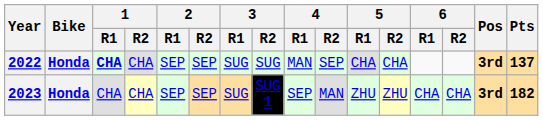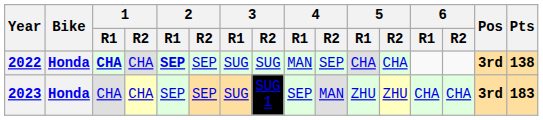(173, 63) normal -> (173, 63) bold
(522, 63) 137 -> (522, 63) 138
(522, 94) 182 -> (522, 94) 183
